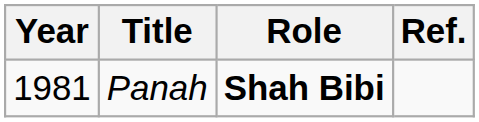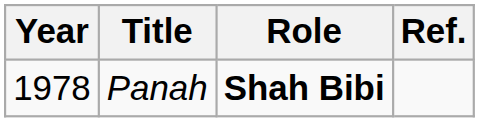(52, 87) 1981 -> (52, 87) 1978
